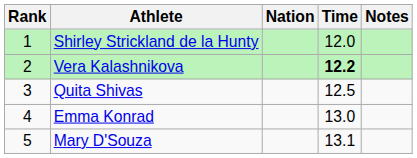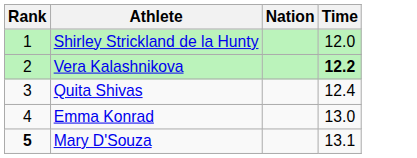- column: (387, 16)
(340, 91) 12.5 -> (340, 91) 12.4
(27, 141) normal -> (27, 141) bold
